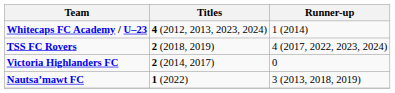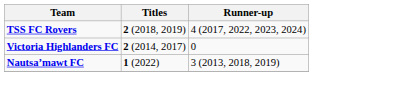- row: (77, 29)
